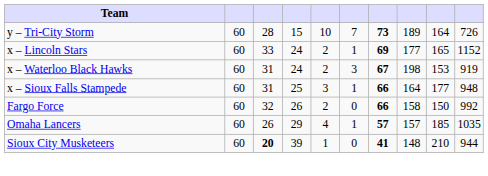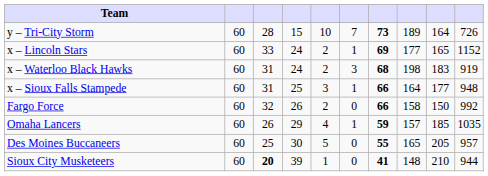(383, 69) 67 -> (383, 69) 68
(440, 69) 153 -> (440, 69) 183
(383, 124) 57 -> (383, 124) 59
+ row: (63, 143)
